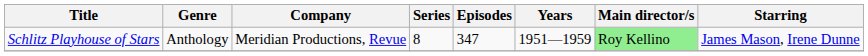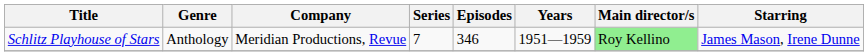(417, 39) 8 -> (417, 39) 7
(468, 39) 347 -> (468, 39) 346
